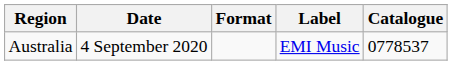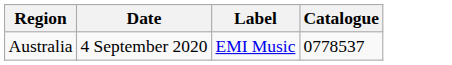- column: (244, 18)
